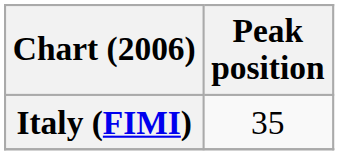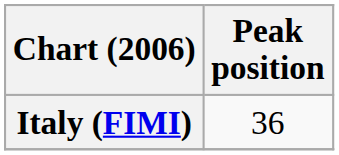(268, 121) 35 -> (268, 121) 36
